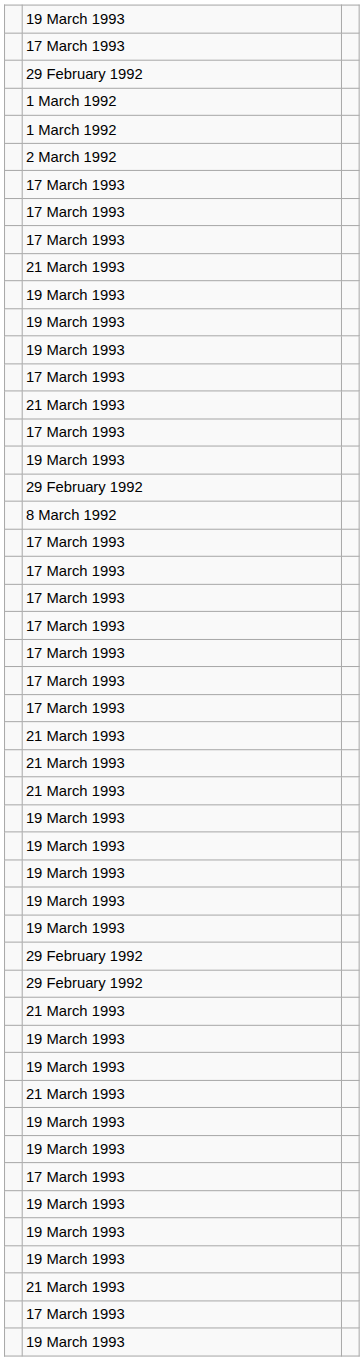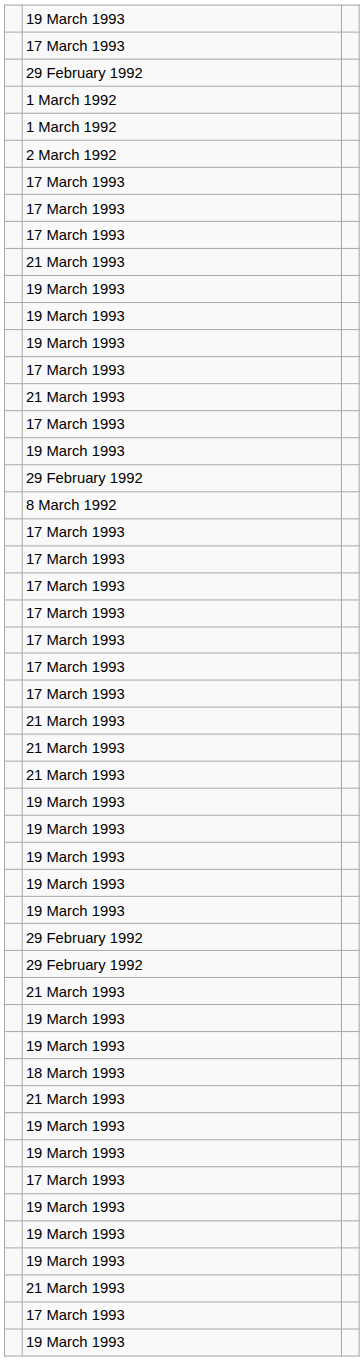+ row: (13, 1072)
